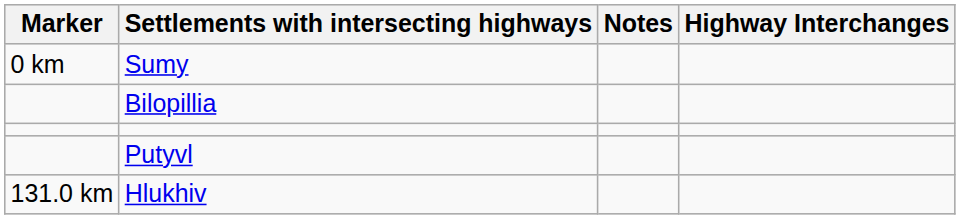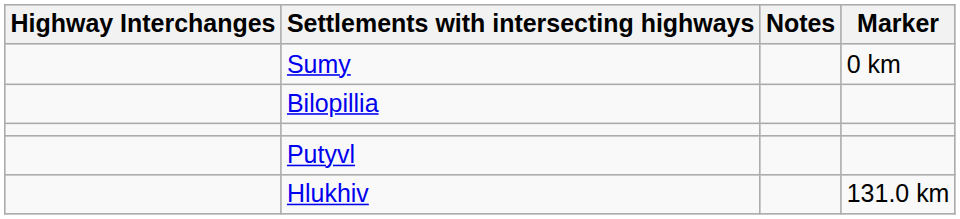columns swapped: (62, 24) <-> (817, 24)
